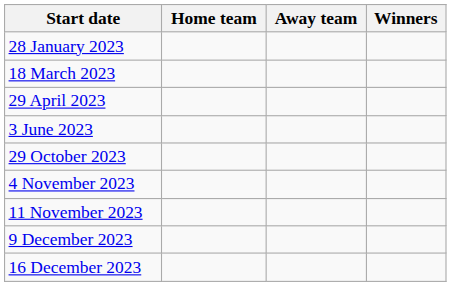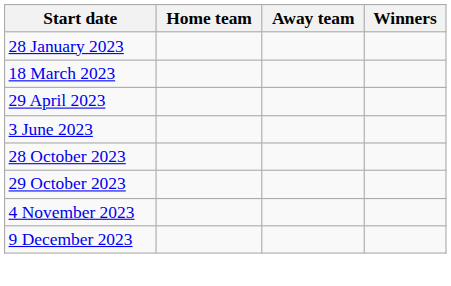+ row: (67, 156)
- row: (76, 211)
- row: (75, 267)
